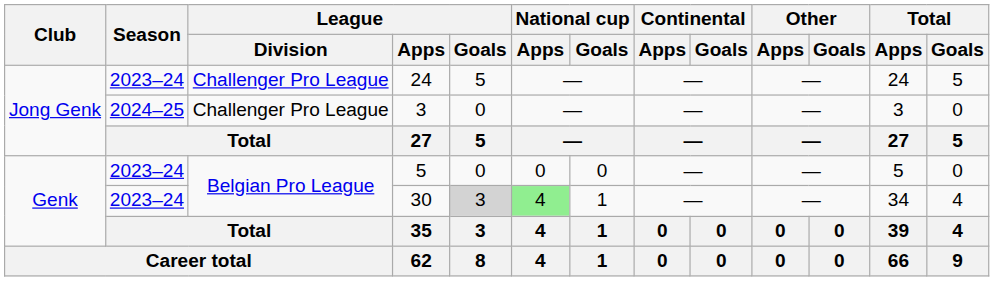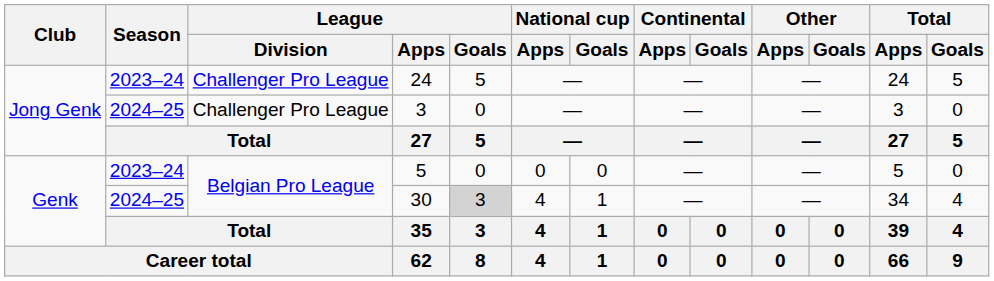(147, 200) 2023–24 -> (147, 200) 2024–25
(540, 200) lightgreen background -> (540, 200) no background
